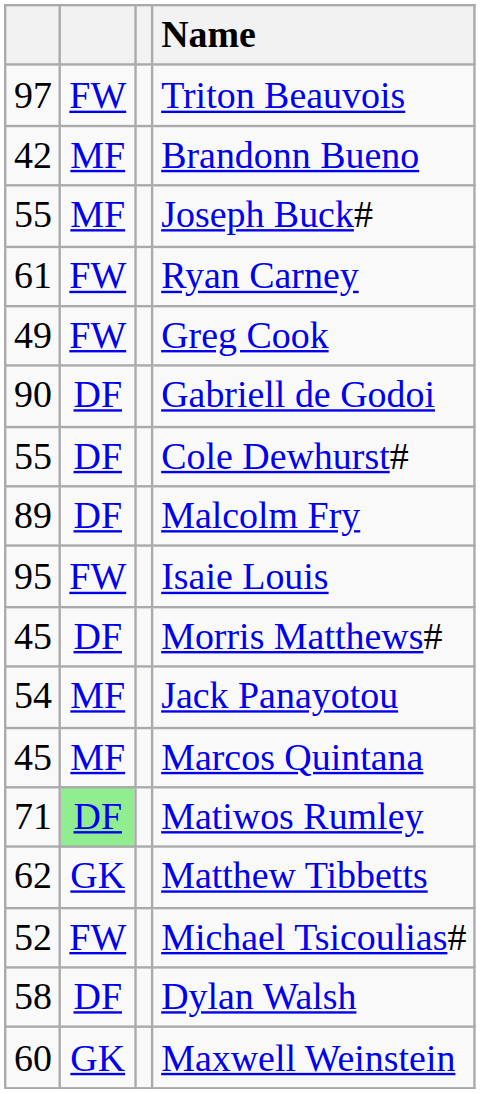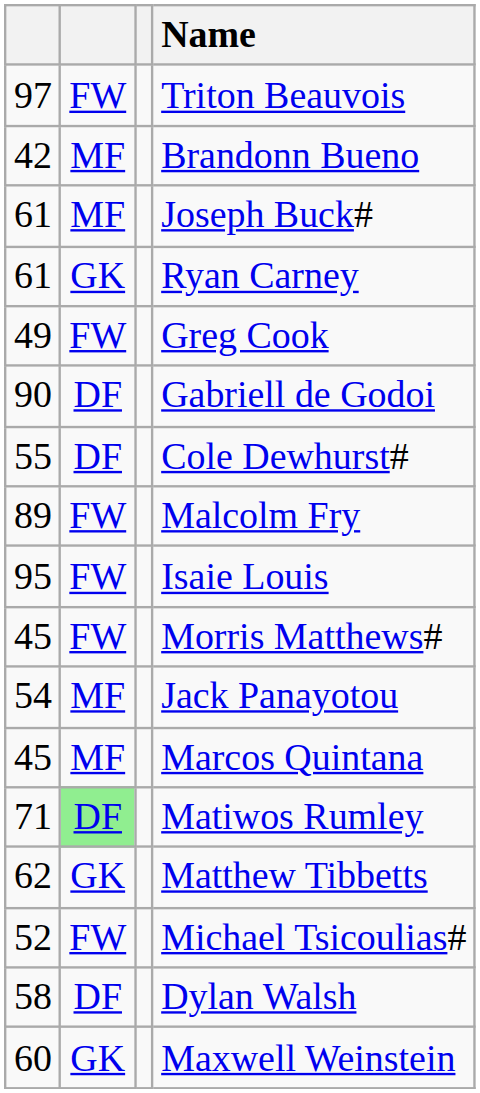(33, 214) 55 -> (33, 214) 61
(98, 275) FW -> (98, 275) GK
(98, 515) DF -> (98, 515) FW
(98, 635) DF -> (98, 635) FW
